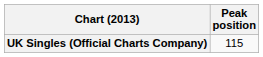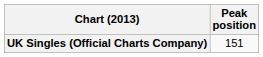(234, 43) 115 -> (234, 43) 151
